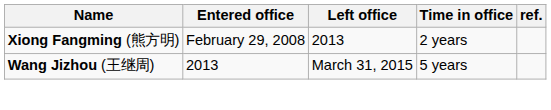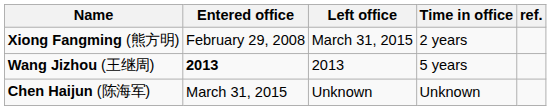(328, 40) 2013 -> (362, 40) March 31, 2015
(202, 66) normal -> (202, 66) bold
(362, 66) March 31, 2015 -> (328, 66) 2013
+ row: (79, 91)
